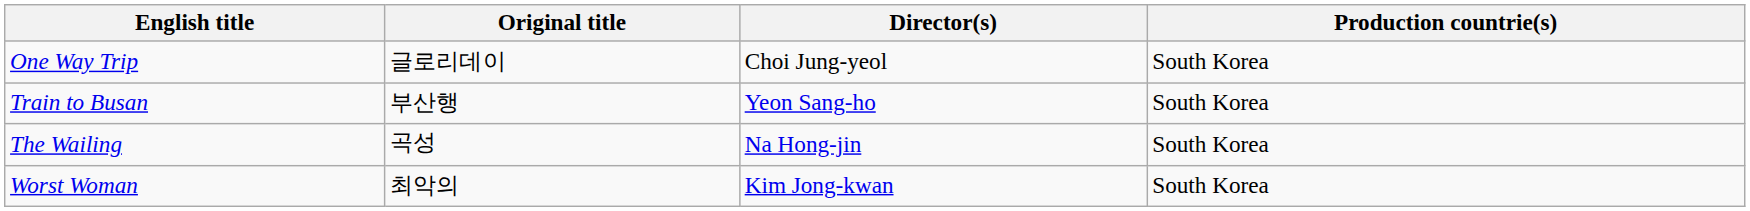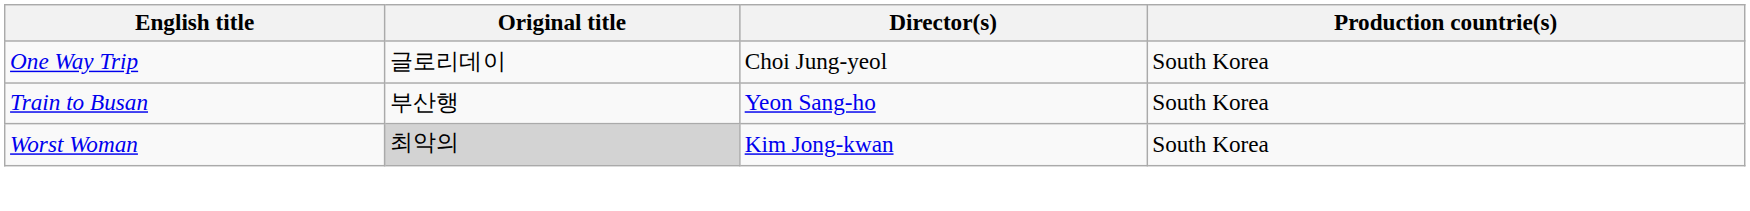- row: (66, 144)
(425, 184) no background -> (425, 143) lightgrey background
